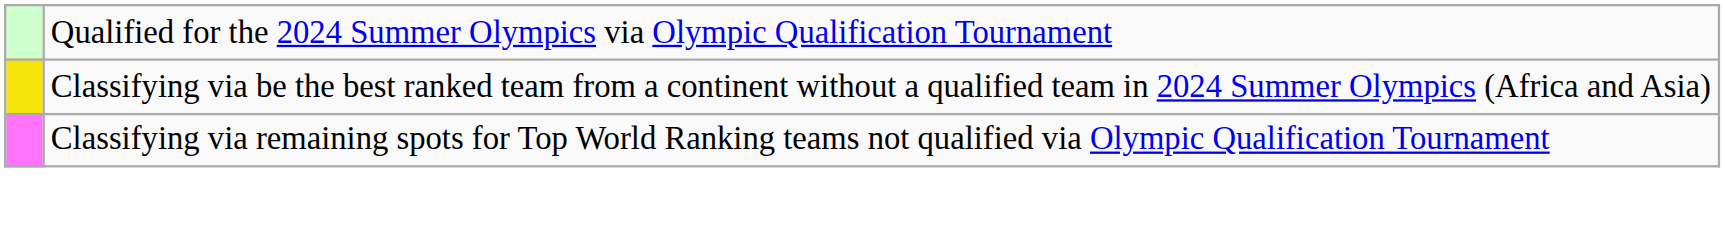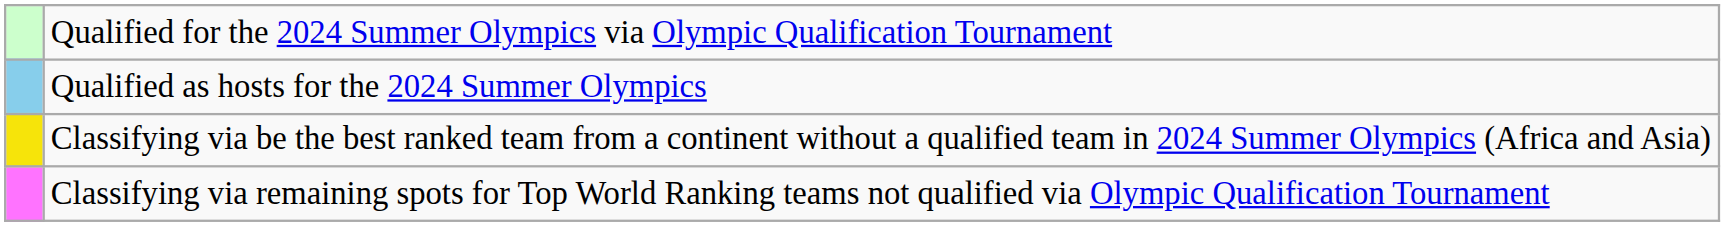+ row: (379, 85)
